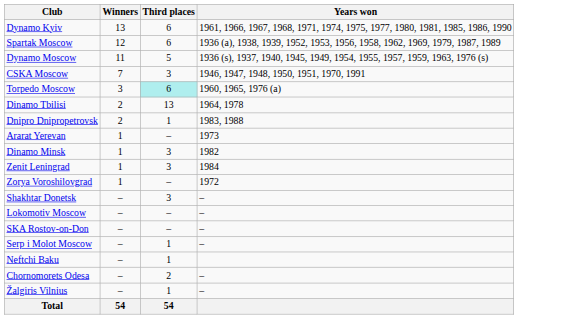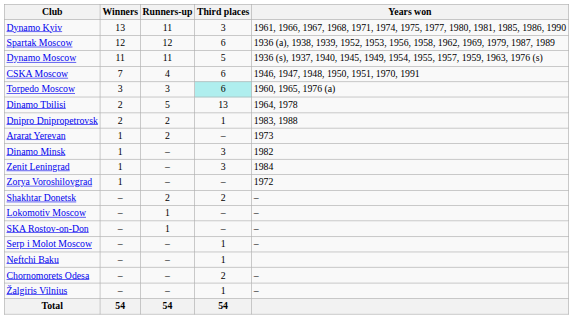+ column: (167, 12)
(169, 27) 6 -> (223, 27) 3
(169, 74) 3 -> (223, 74) 6
(169, 197) 3 -> (223, 197) 2
